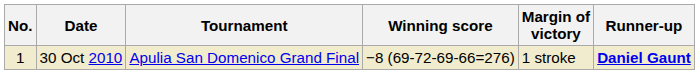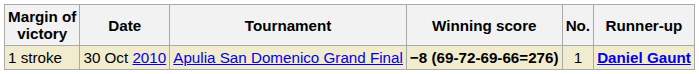columns swapped: (20, 25) <-> (556, 25)
(440, 58) normal -> (484, 58) bold
